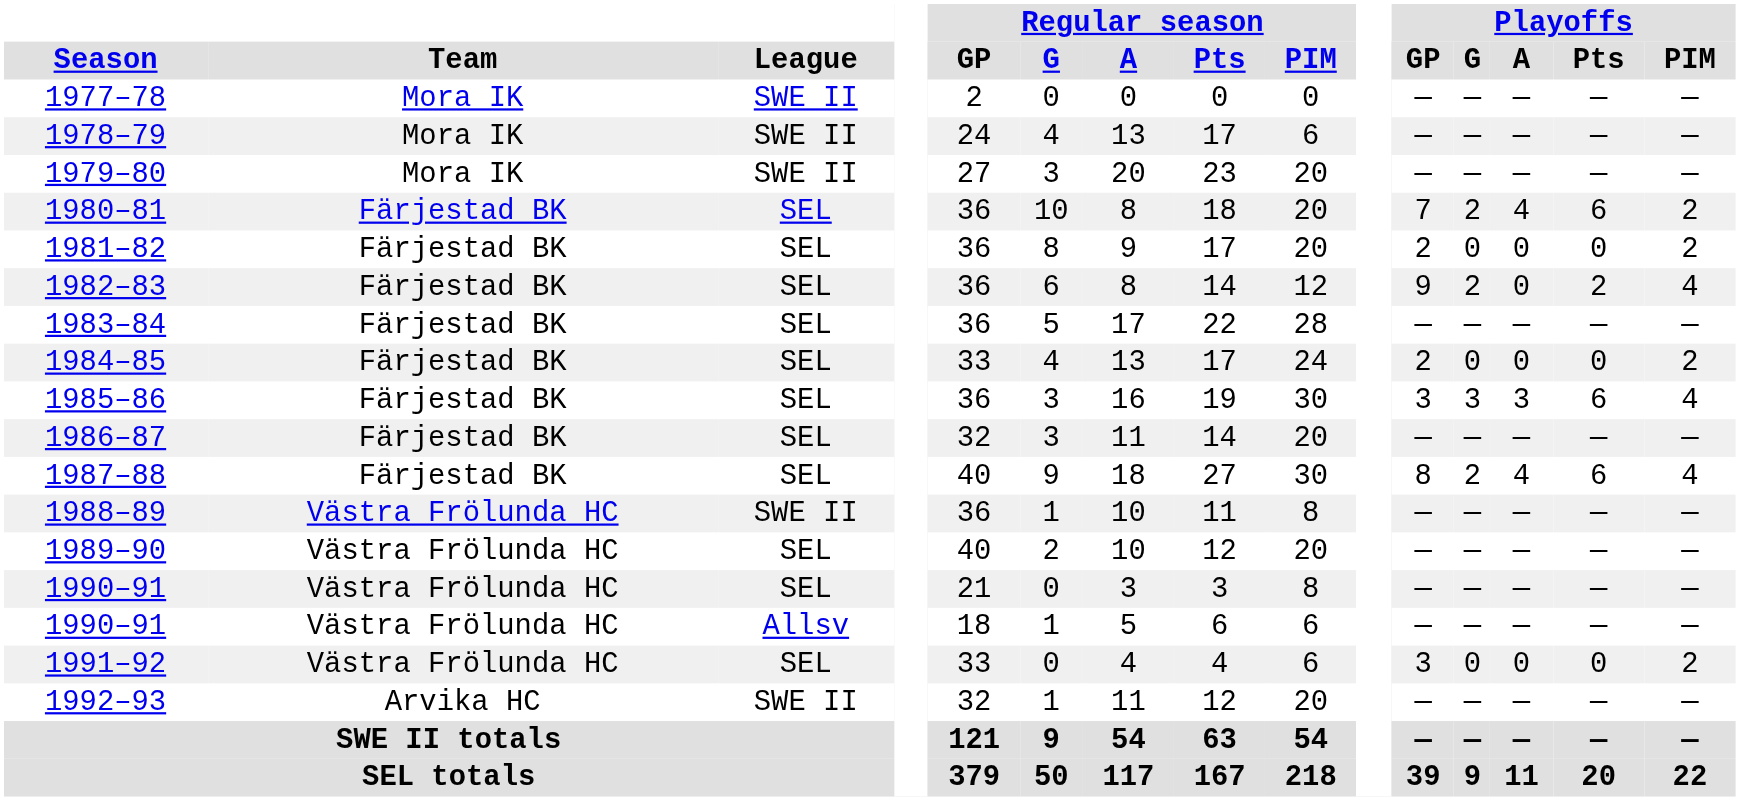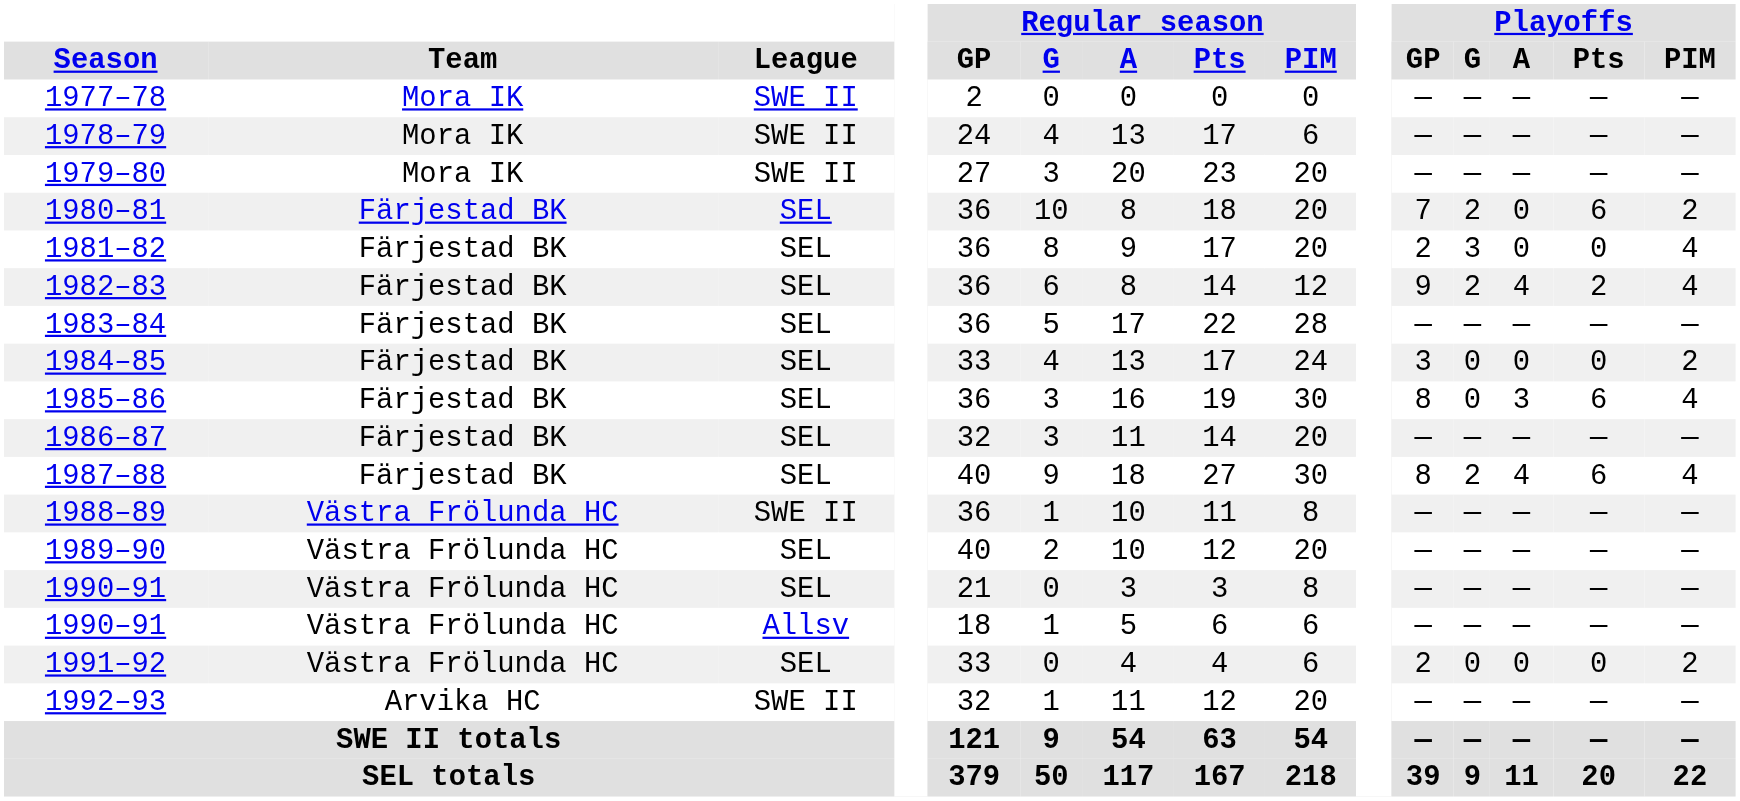(1522, 212) 4 -> (1522, 212) 0
(1472, 249) 0 -> (1472, 249) 3
(1690, 249) 2 -> (1690, 249) 4
(1522, 287) 0 -> (1522, 287) 4
(1423, 363) 2 -> (1423, 363) 3
(1423, 400) 3 -> (1423, 400) 8
(1472, 400) 3 -> (1472, 400) 0
(1423, 664) 3 -> (1423, 664) 2
